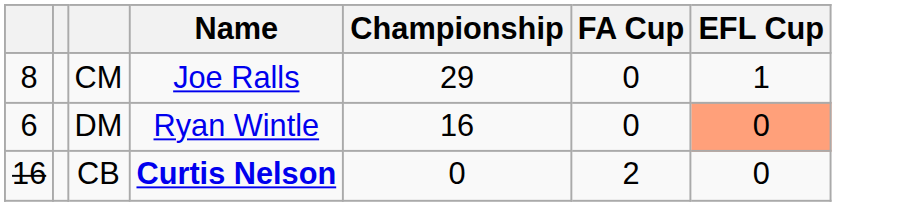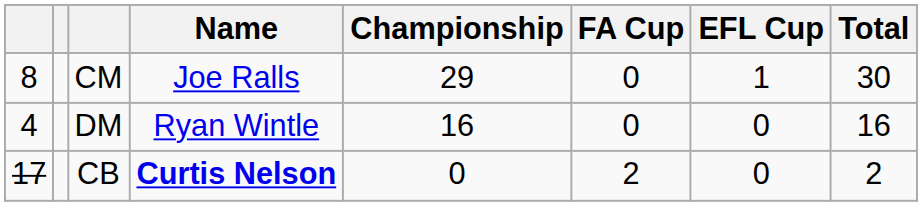+ column: (874, 28)
(29, 126) 6 -> (29, 126) 4
(761, 126) lightsalmon background -> (761, 126) no background
(29, 175) 16 -> (29, 175) 17
